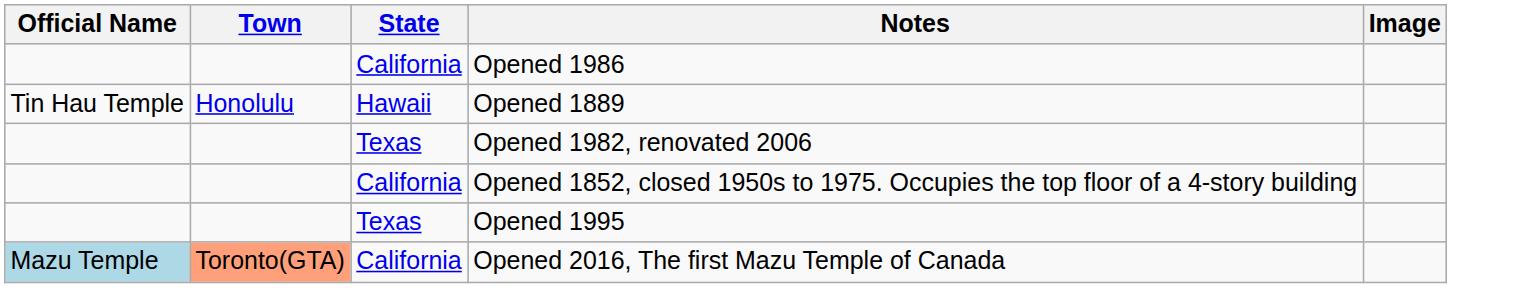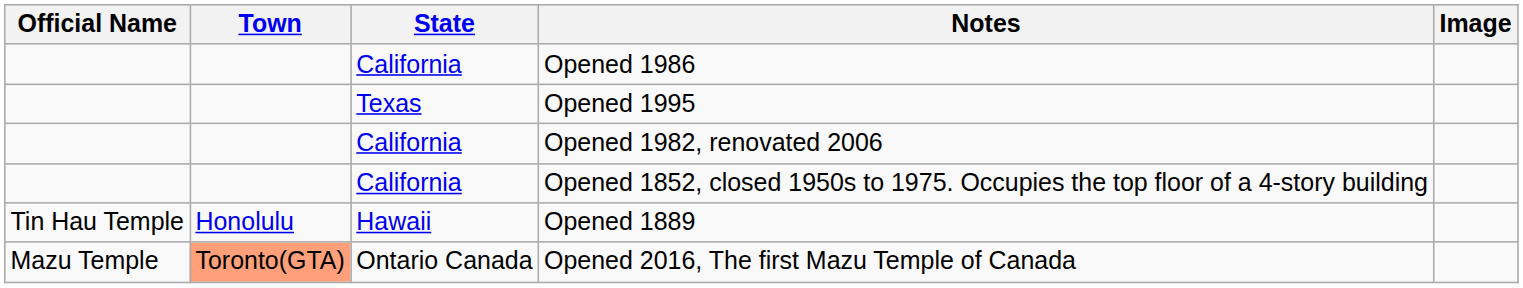rows swapped: (549, 222) <-> (549, 103)
(389, 143) Texas -> (409, 143) California
(85, 261) lightblue background -> (85, 261) no background
(409, 261) California -> (444, 261) Ontario Canada
